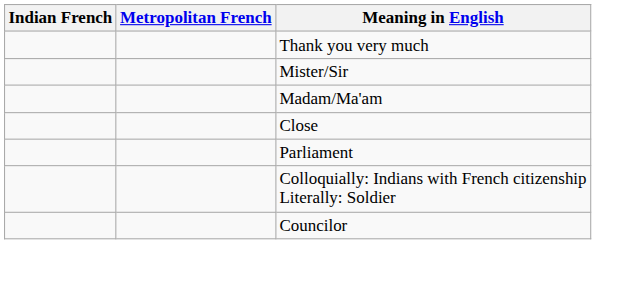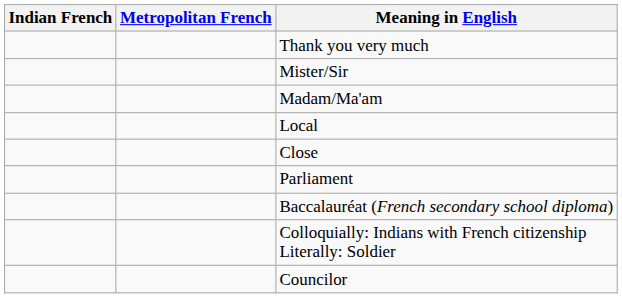+ row: (299, 125)
+ row: (446, 206)
